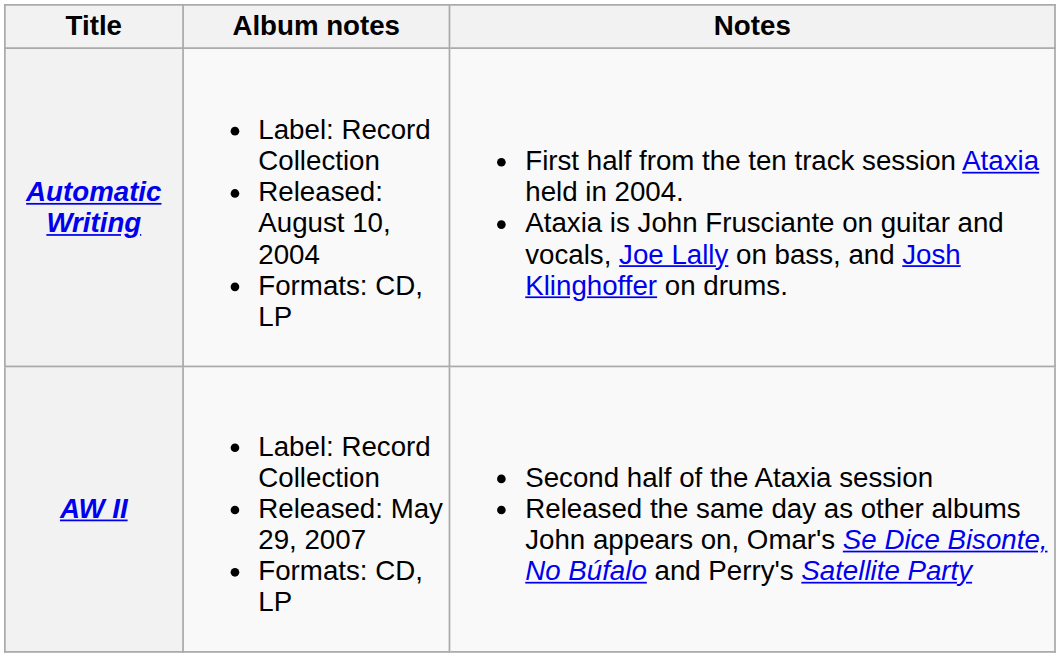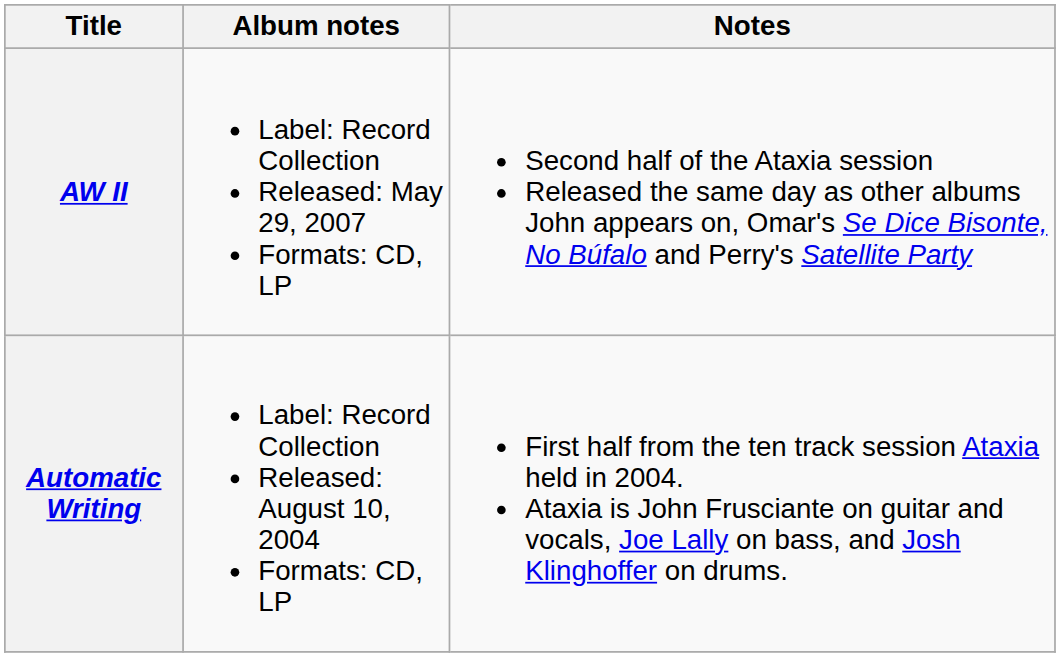rows swapped: (94, 207) <-> (94, 508)
